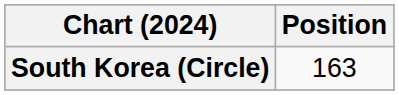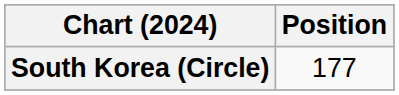(334, 68) 163 -> (334, 68) 177
